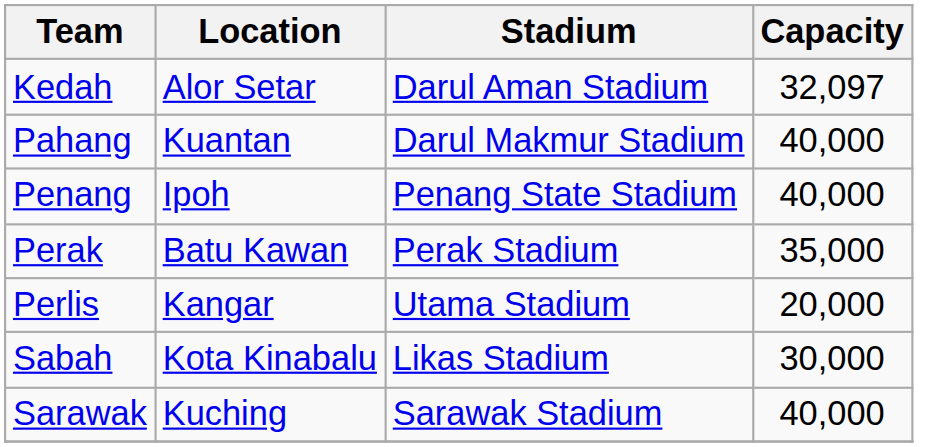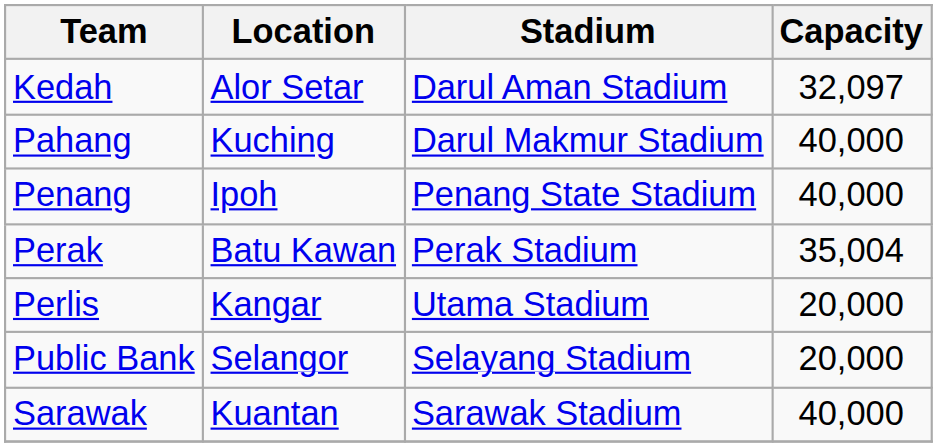(227, 140) Kuantan -> (273, 140) Kuching
(832, 250) 35,000 -> (851, 250) 35,004
+ row: (104, 359)
- row: (63, 359)
(225, 413) Kuching -> (275, 413) Kuantan
